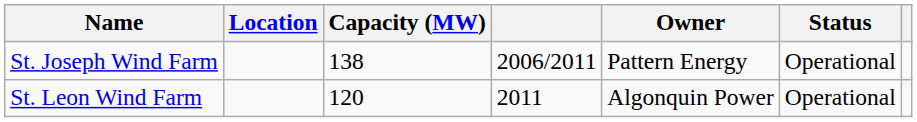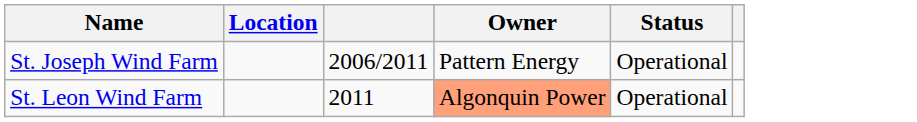- column: (407, 23)
(691, 97) no background -> (522, 97) lightsalmon background
